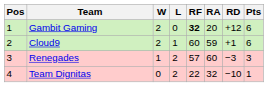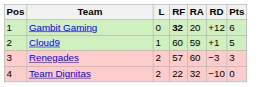- column: (162, 12)
(249, 43) 6 -> (232, 43) 5
(249, 74) 1 -> (232, 74) 0
